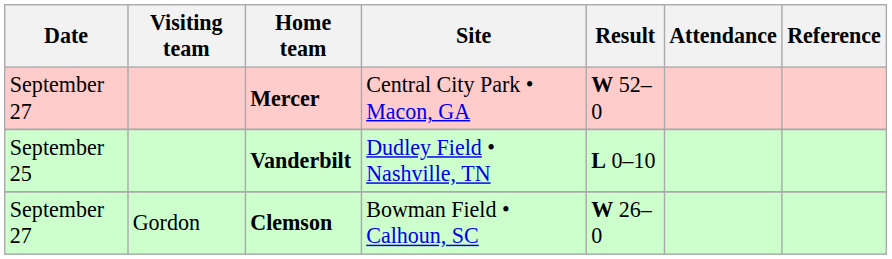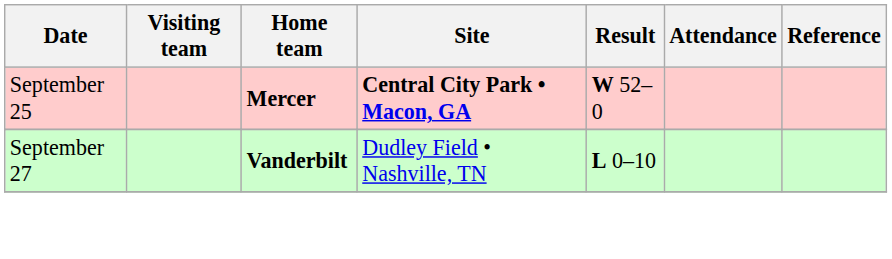(57, 98) September 27 -> (57, 98) September 25
(450, 98) normal -> (454, 98) bold
(57, 160) September 25 -> (57, 160) September 27
- row: (291, 223)
